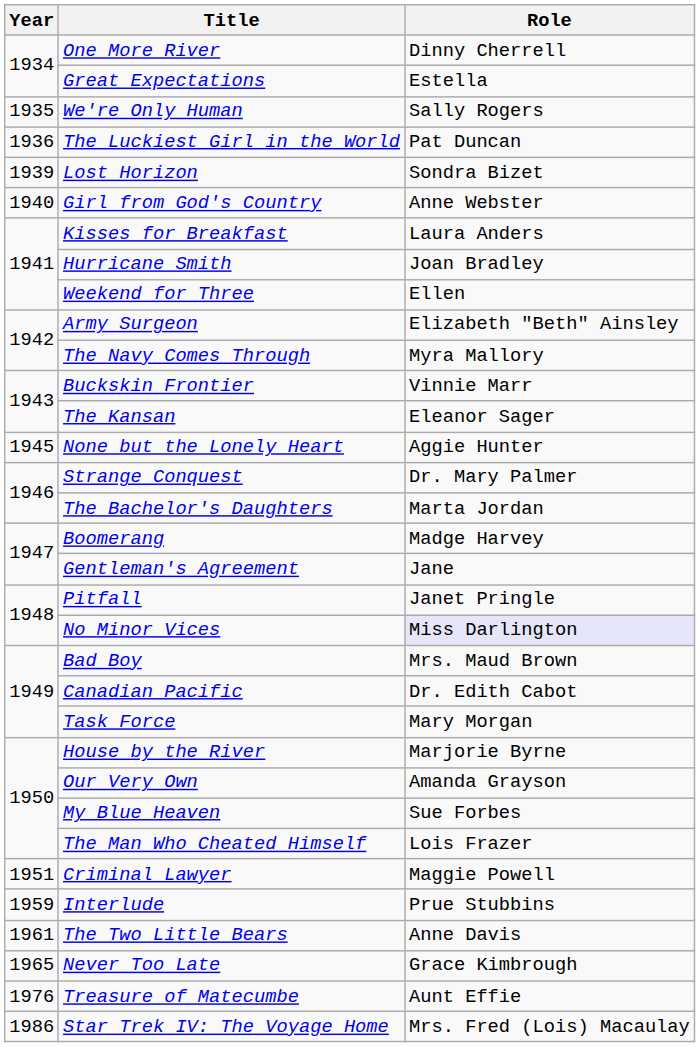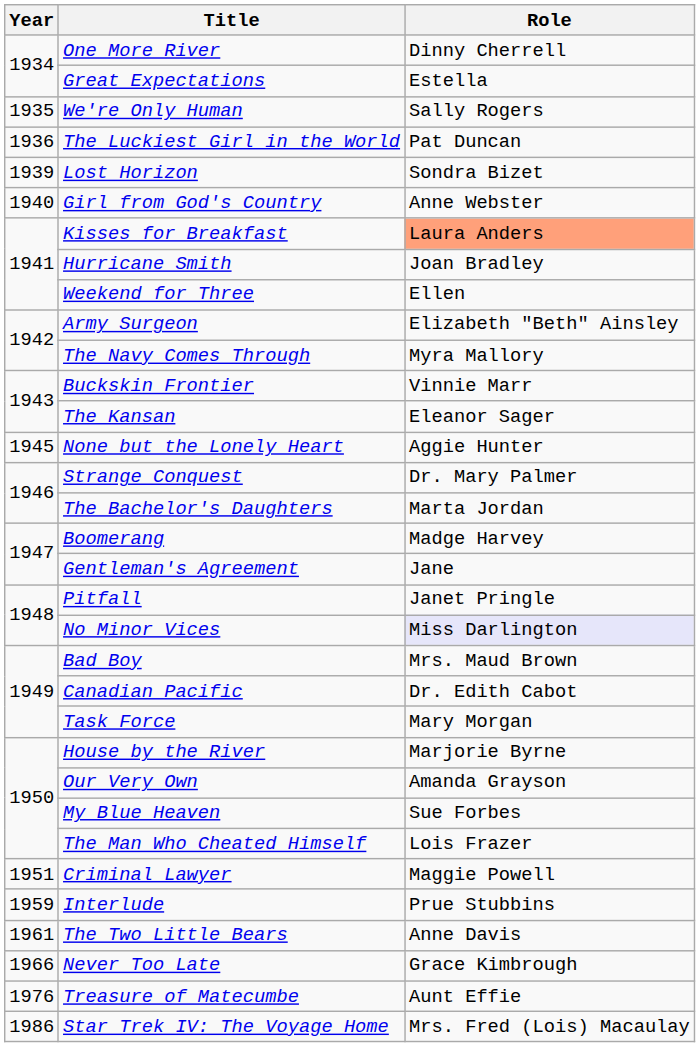(476, 234) no background -> (476, 234) lightsalmon background
(32, 966) 1965 -> (32, 966) 1966
